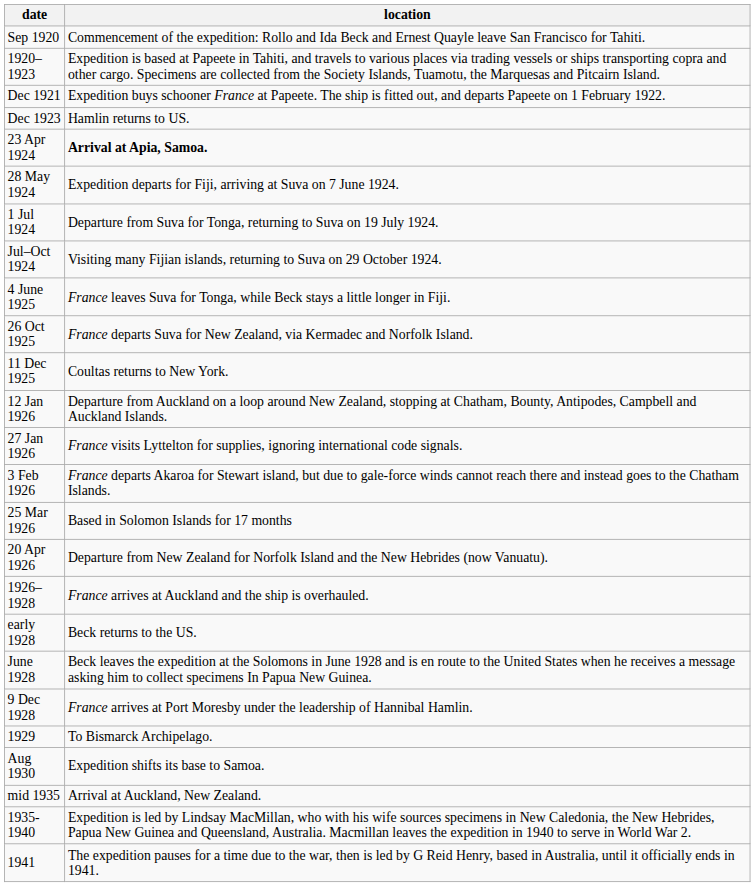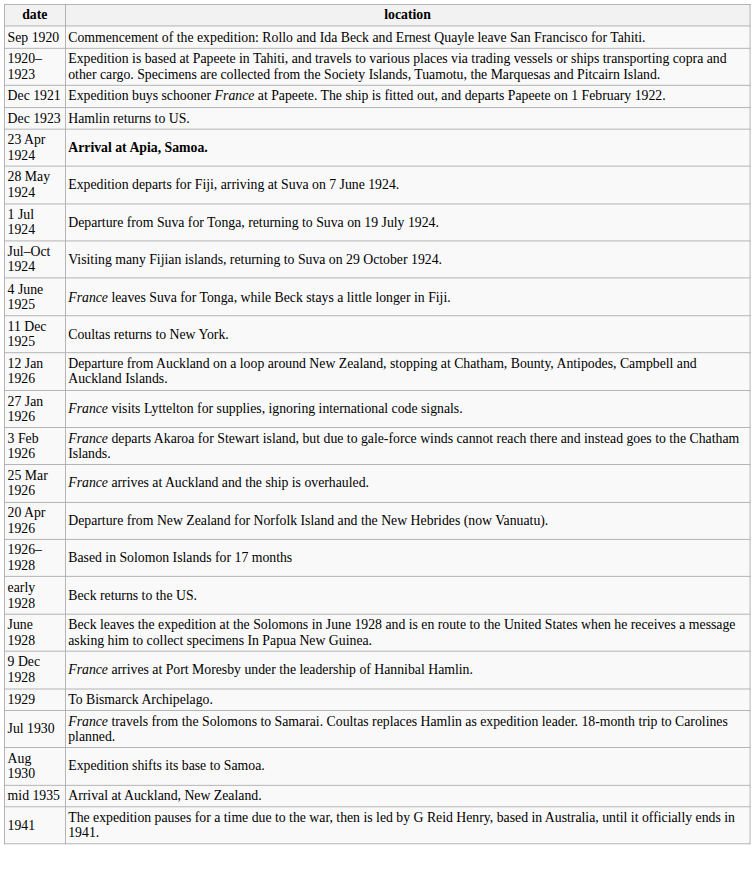- row: (26, 334)
(180, 520) Based in Solomon Islands for 17 months -> (219, 483) France arrives at Auckland and the ship is overhauled.
(218, 595) France arrives at Auckland and the ship is overhauled. -> (180, 558) Based in Solomon Islands for 17 months
+ row: (31, 729)
- row: (24, 825)
